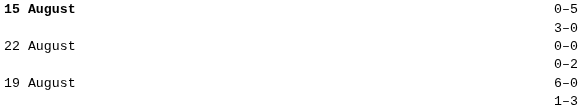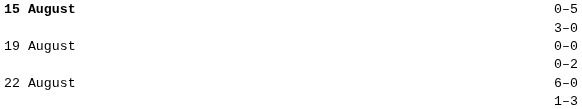(40, 46) 22 August -> (40, 46) 19 August
(40, 83) 19 August -> (40, 83) 22 August
